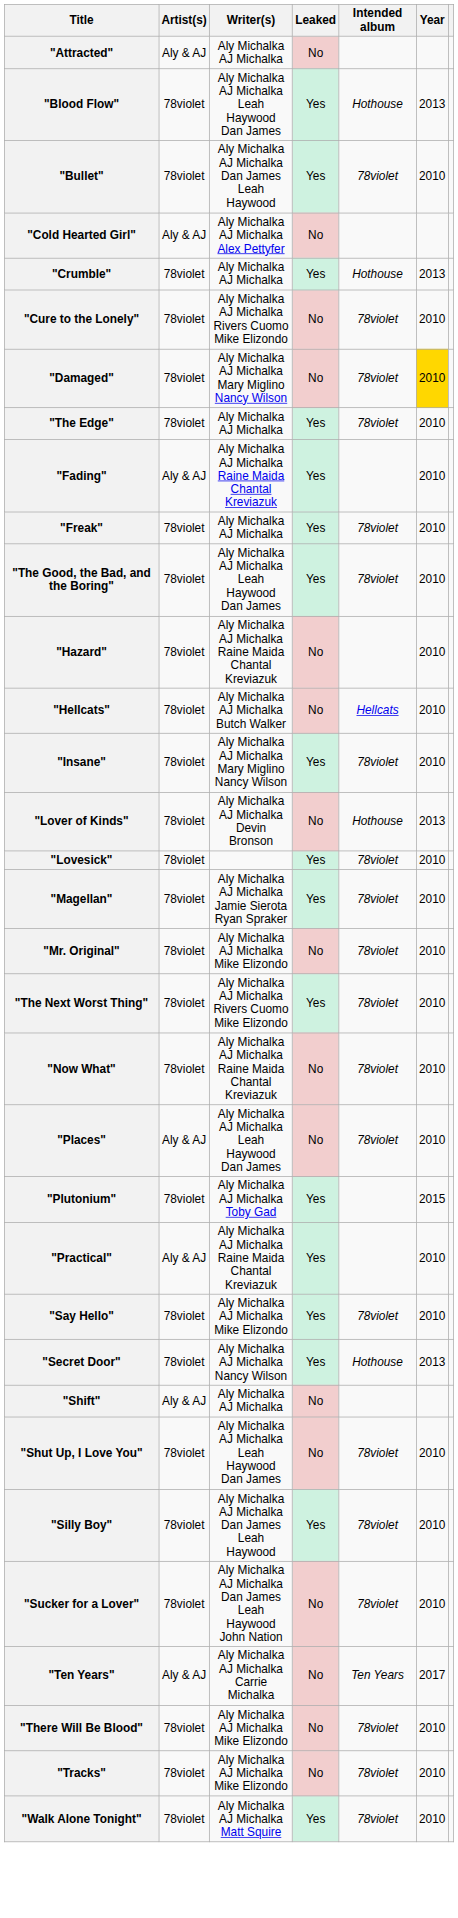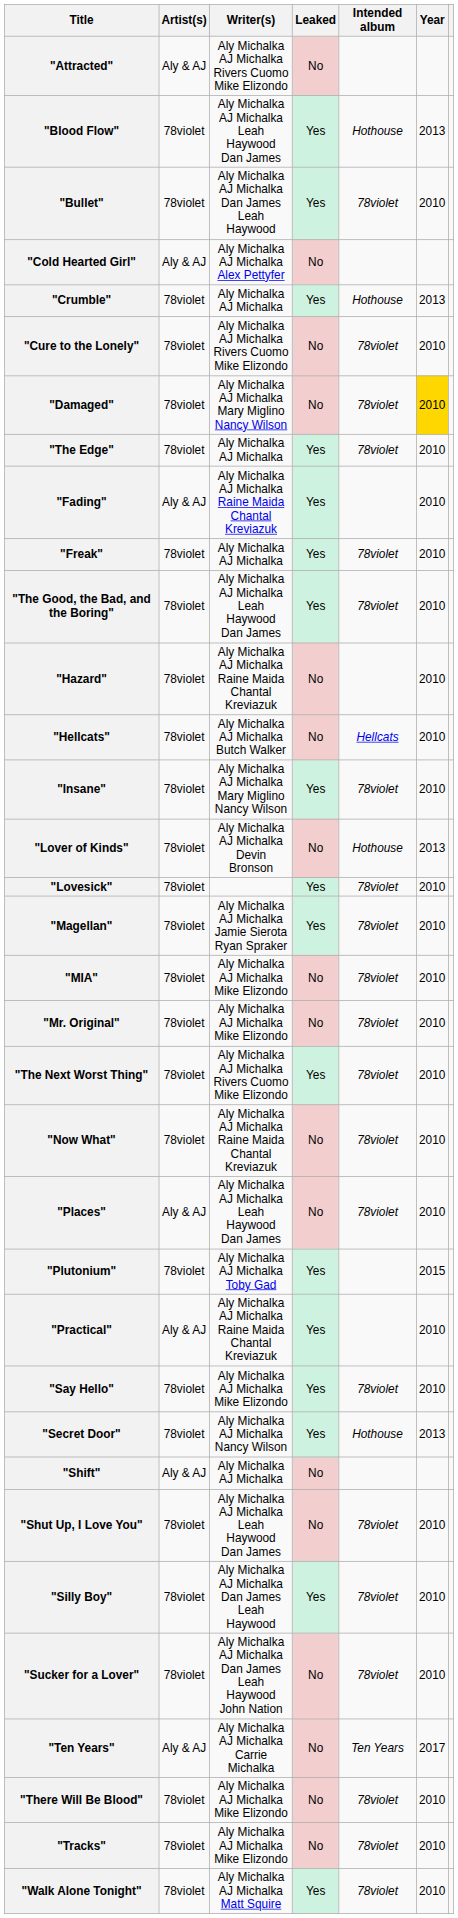(251, 52) Aly Michalka AJ Michalka -> (251, 65) Aly Michalka AJ Michalka Rivers Cuomo Mike Elizondo
+ row: (82, 977)
